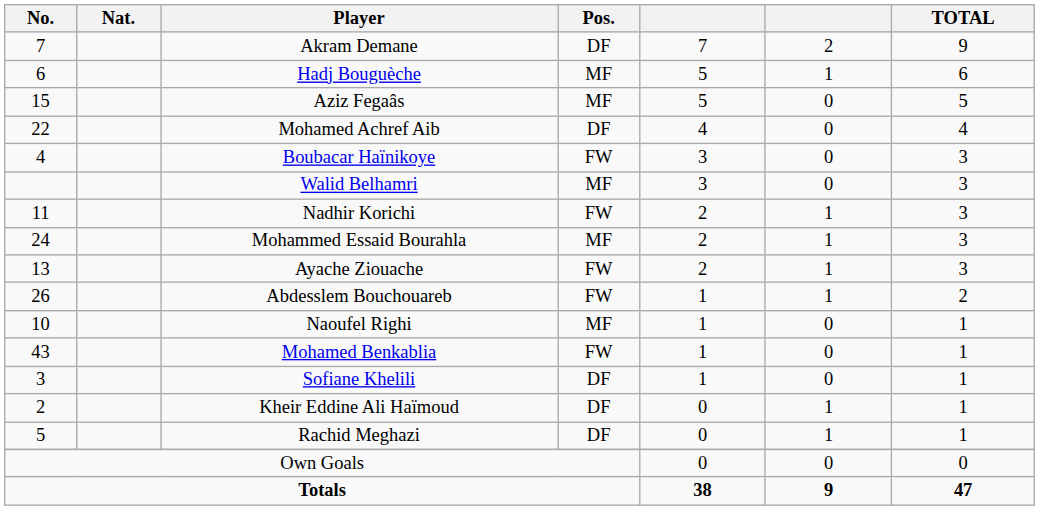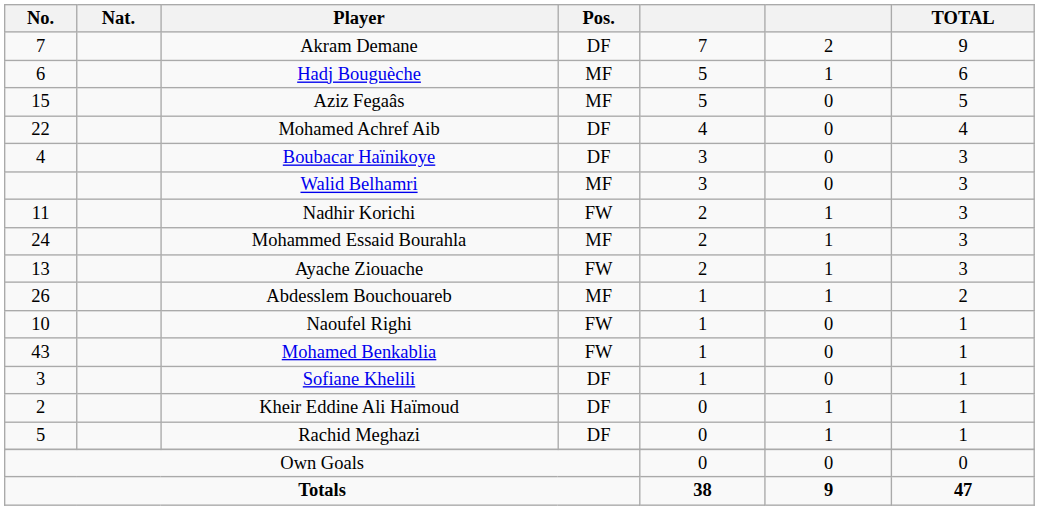(599, 156) FW -> (599, 156) DF
(599, 295) FW -> (599, 295) MF
(599, 323) MF -> (599, 323) FW
